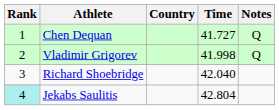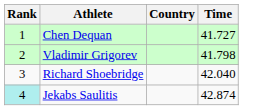- column: (256, 14)
(218, 54) 41.998 -> (218, 54) 41.798
(218, 94) 42.804 -> (218, 94) 42.874
